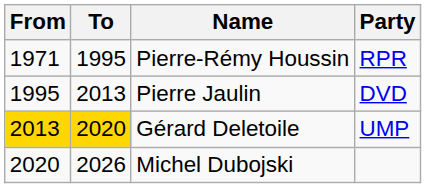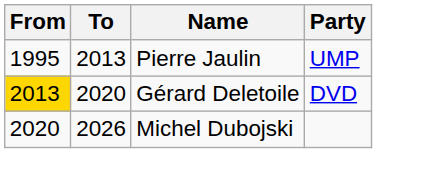- row: (243, 57)
(383, 93) DVD -> (335, 57) UMP
(101, 128) gold background -> (101, 93) no background
(384, 128) UMP -> (333, 93) DVD
